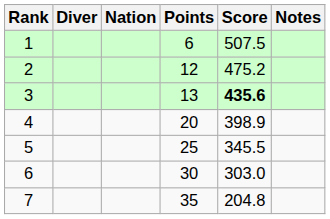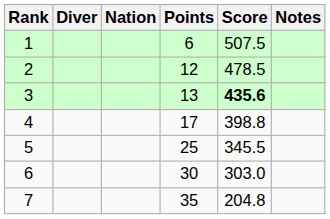(245, 69) 475.2 -> (245, 69) 478.5
(189, 122) 20 -> (189, 122) 17
(245, 122) 398.9 -> (245, 122) 398.8
